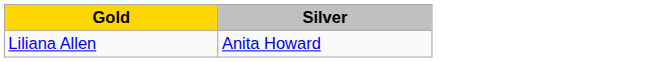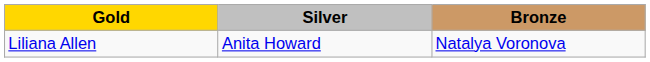+ column: (538, 17)
